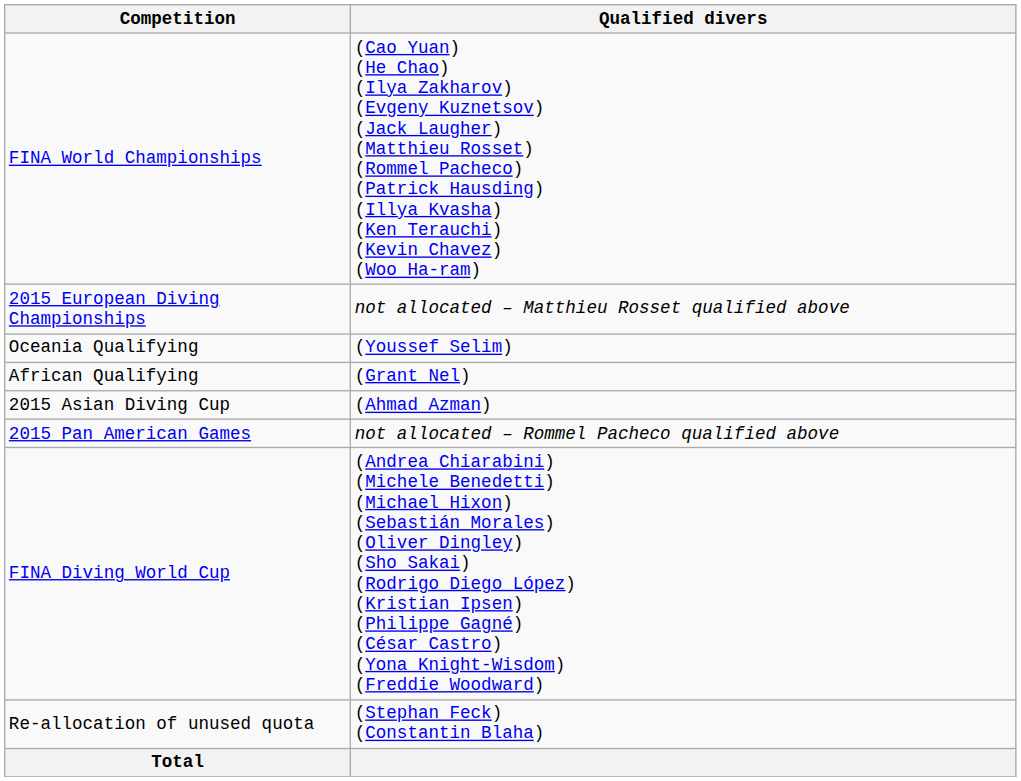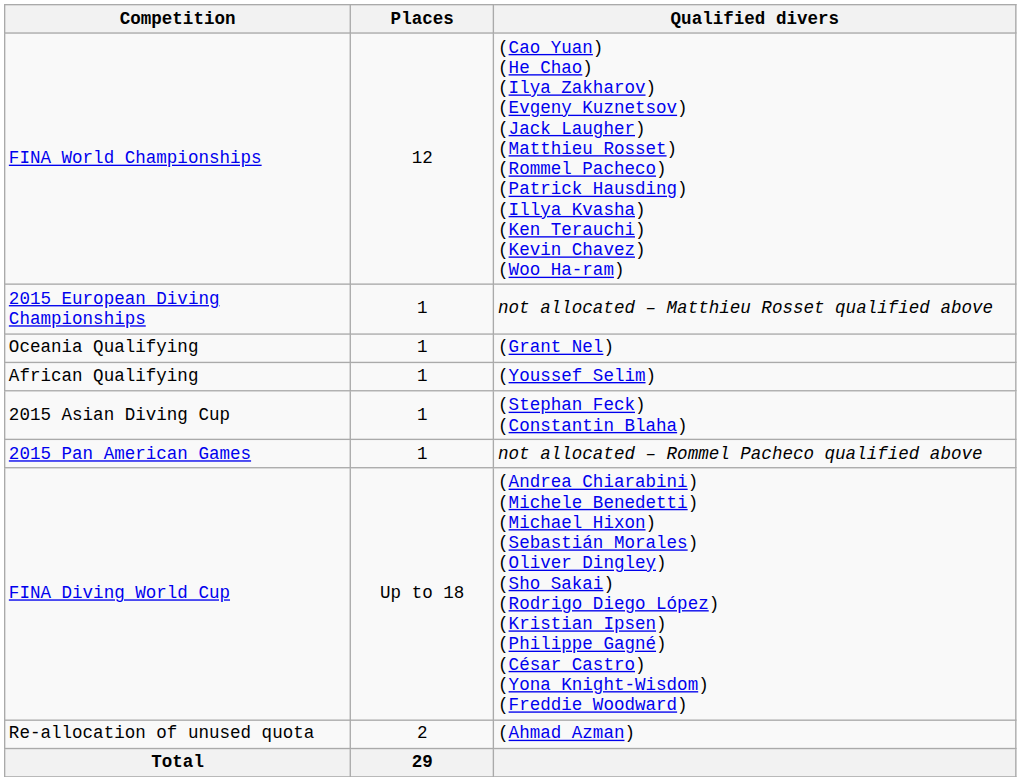+ column: (422, 19)
(434, 348) (Youssef Selim) -> (556, 348) (Grant Nel)
(413, 376) (Grant Nel) -> (577, 376) (Youssef Selim)
(423, 405) (Ahmad Azman) -> (593, 415) (Stephan Feck) (Constantin Blaha)
(450, 724) (Stephan Feck) (Constantin Blaha) -> (567, 734) (Ahmad Azman)
